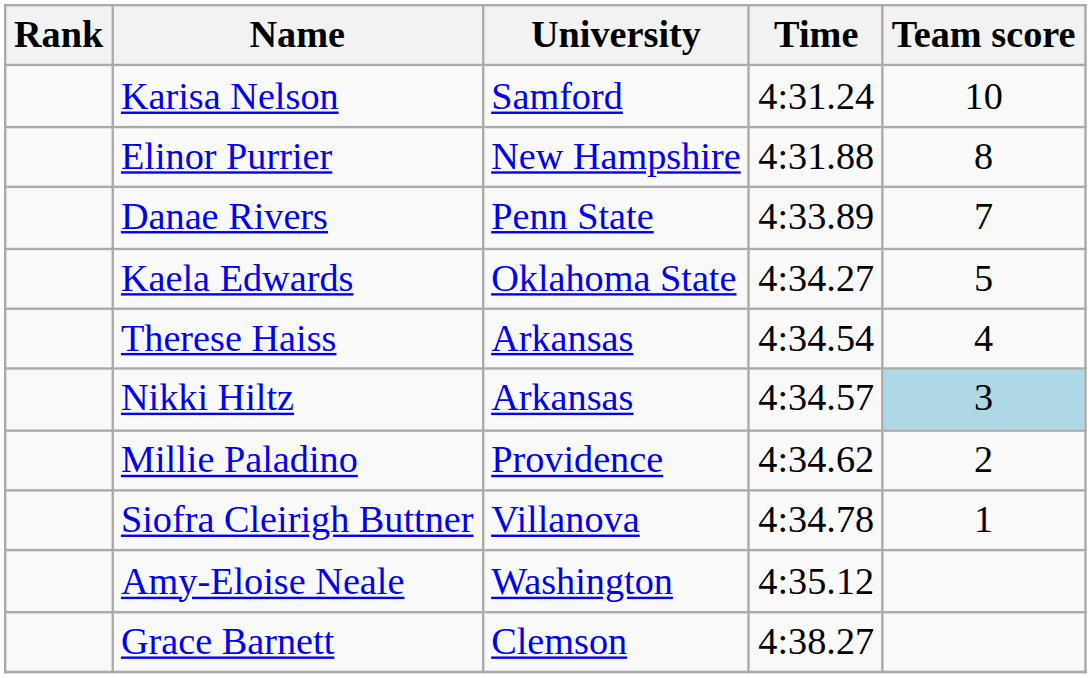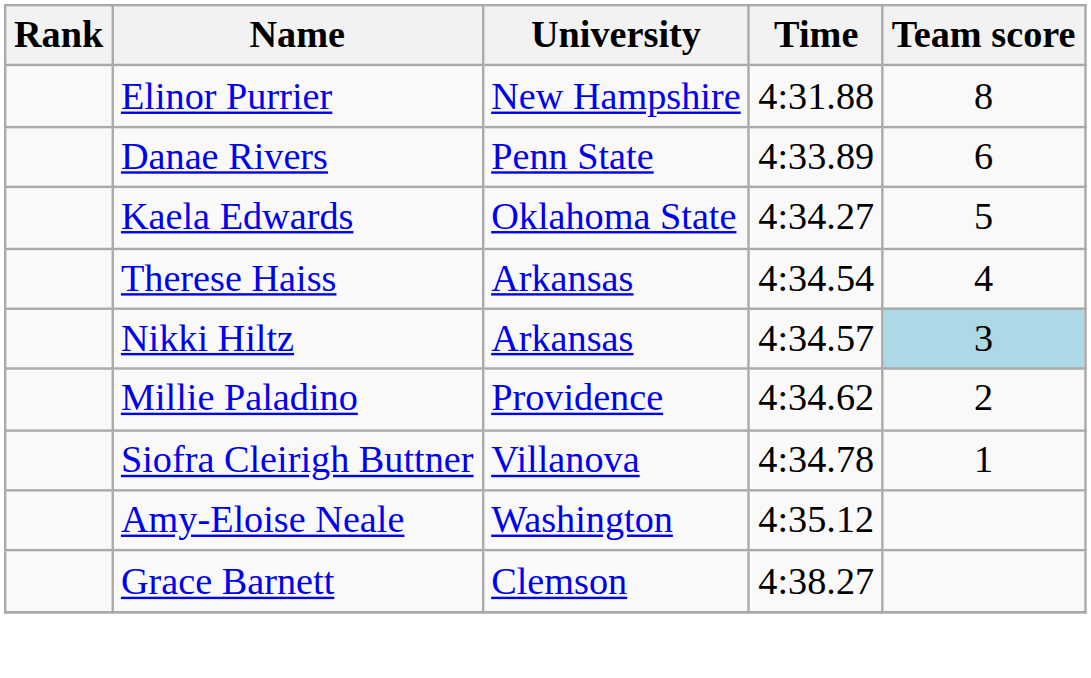- row: (230, 95)
(984, 216) 7 -> (984, 156) 6
